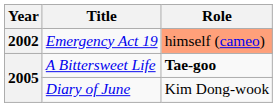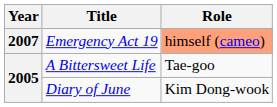(23, 41) 2002 -> (23, 41) 2007
(190, 65) bold -> (190, 65) normal
